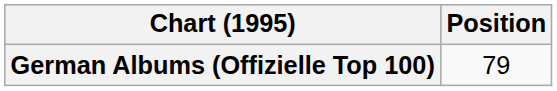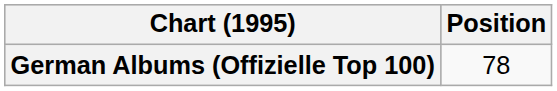(496, 64) 79 -> (496, 64) 78
